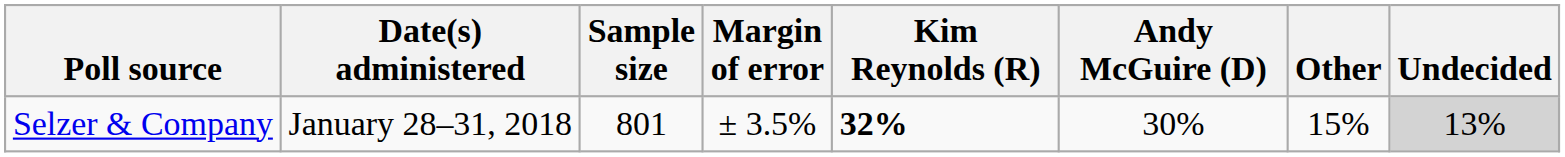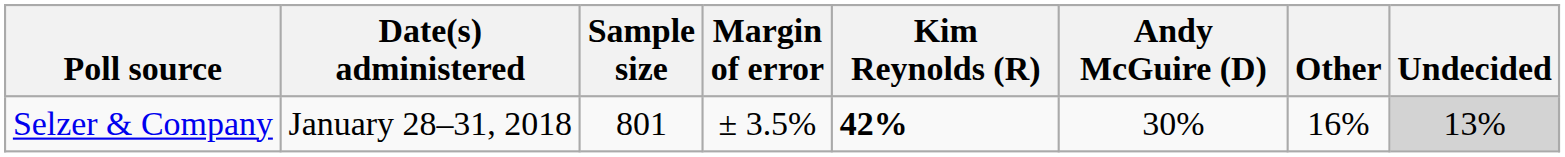(874, 123) 32% -> (874, 123) 42%
(1338, 123) 15% -> (1338, 123) 16%
